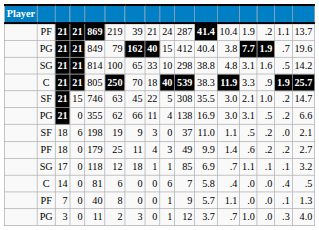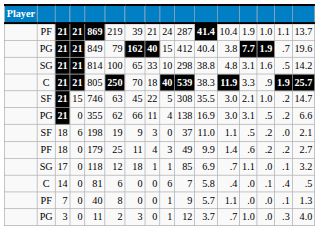(268, 32) .2 -> (266, 32) 1.0
(268, 166) .1 -> (268, 166) .0
(268, 183) .0 -> (268, 183) .1
